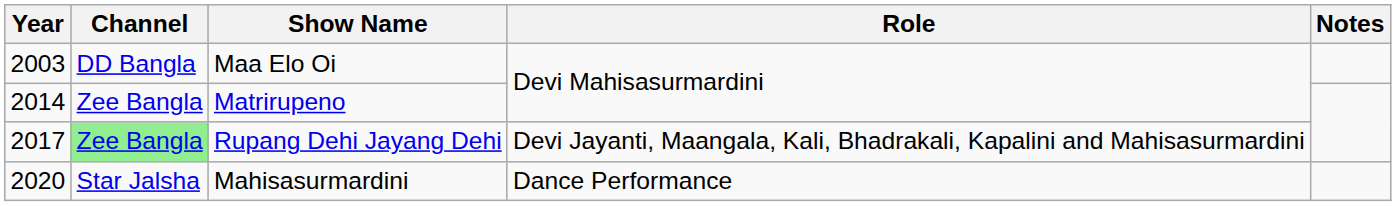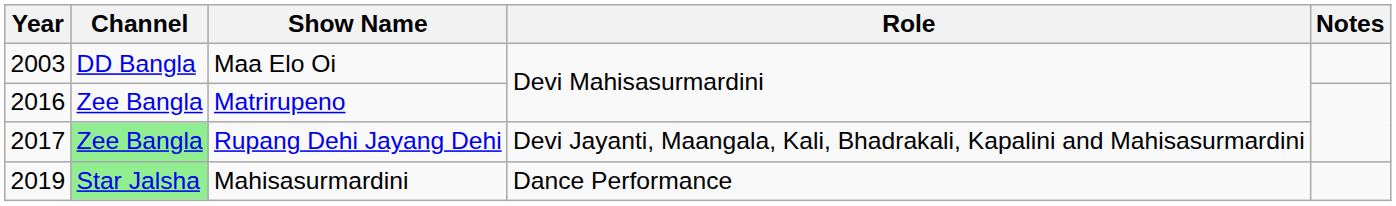(38, 102) 2014 -> (38, 102) 2016
(38, 180) 2020 -> (38, 180) 2019
(138, 180) no background -> (138, 180) lightgreen background
